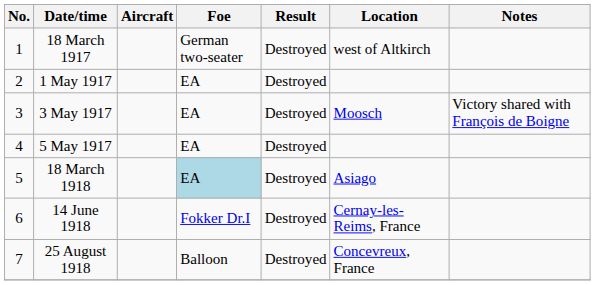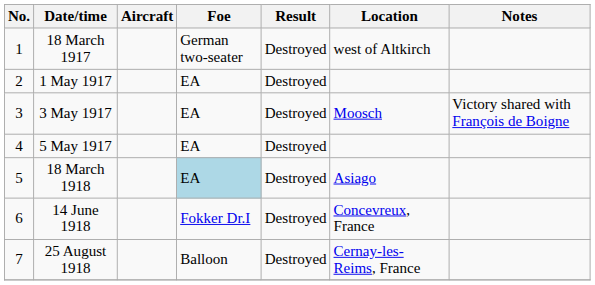(377, 218) Cernay-les-Reims, France -> (372, 218) Concevreux, France
(372, 259) Concevreux, France -> (377, 259) Cernay-les-Reims, France
